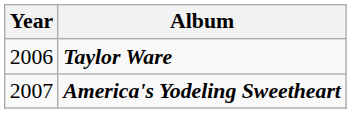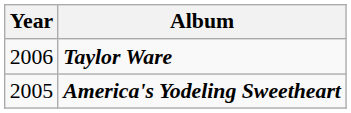(31, 90) 2007 -> (31, 90) 2005
